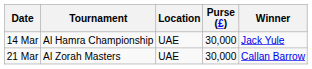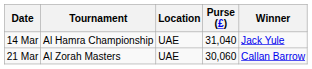(221, 40) 30,000 -> (221, 40) 31,040
(221, 56) 30,000 -> (221, 56) 30,060
